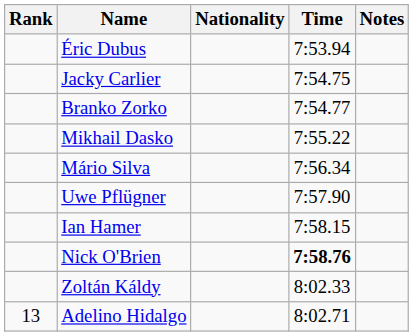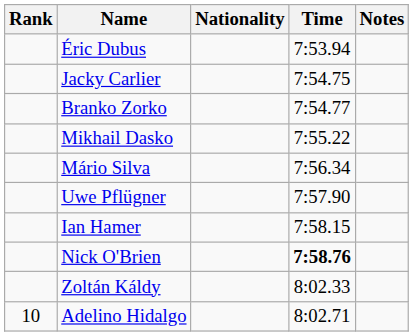(31, 316) 13 -> (31, 316) 10
